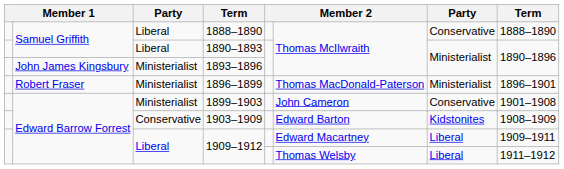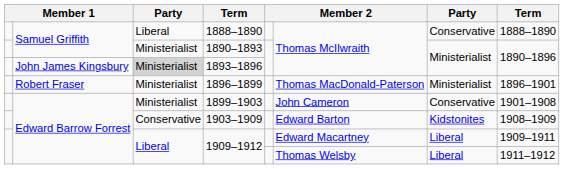(152, 48) Liberal -> (166, 48) Ministerialist
(166, 66) no background -> (166, 66) lightgrey background
